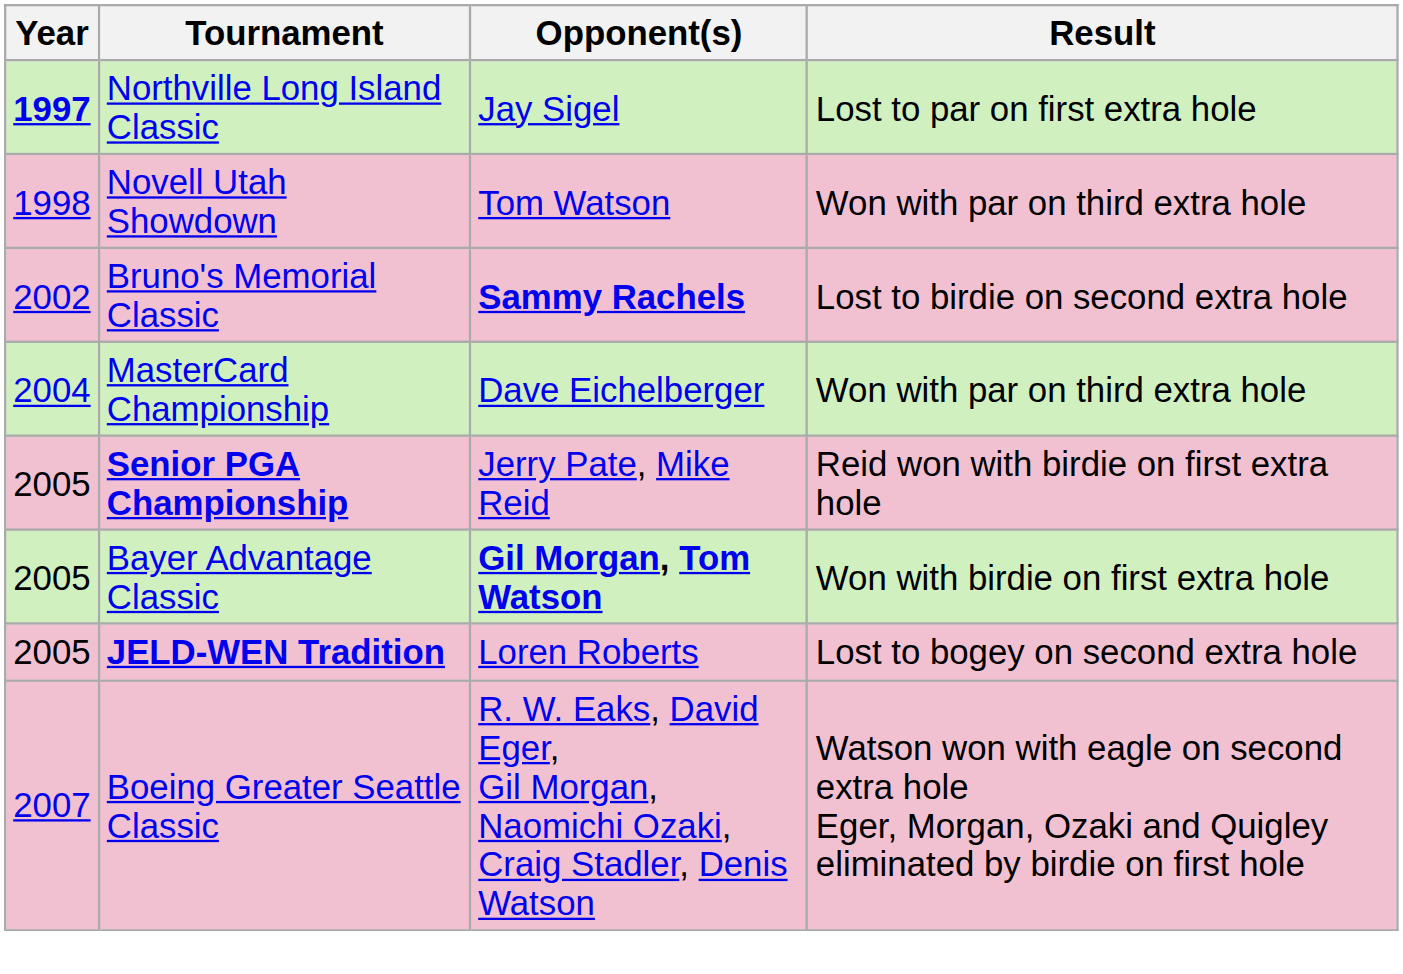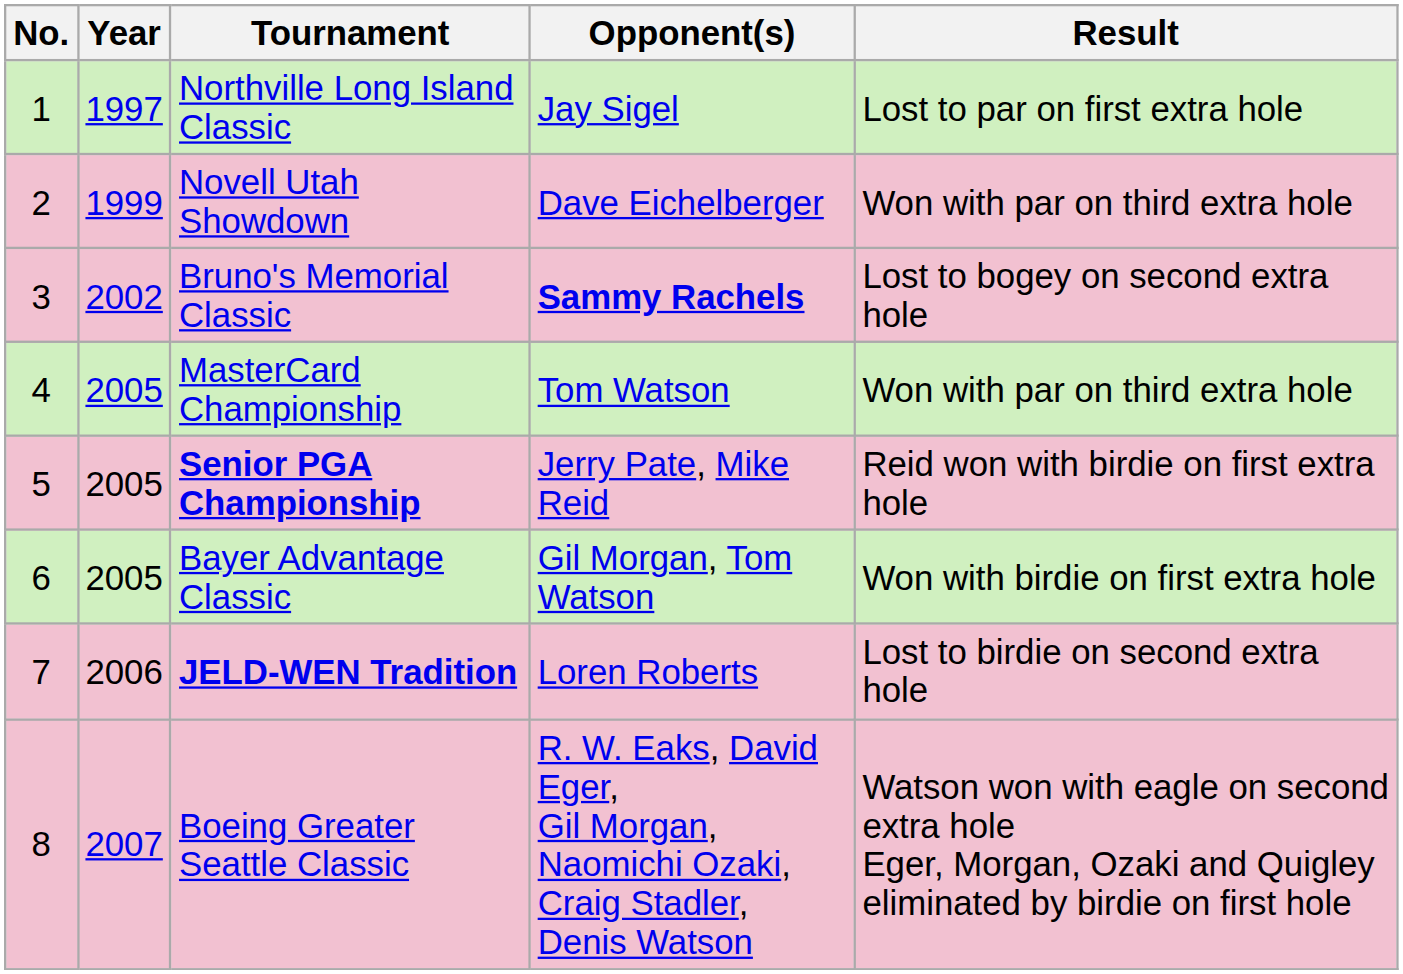+ column: (41, 33)
(52, 107) bold -> (124, 107) normal
(52, 201) 1998 -> (124, 201) 1999
(574, 201) Tom Watson -> (681, 201) Dave Eichelberger
(1082, 296) Lost to birdie on second extra hole -> (1095, 296) Lost to bogey on second extra hole
(52, 390) 2004 -> (124, 390) 2005
(621, 390) Dave Eichelberger -> (634, 390) Tom Watson
(614, 578) bold -> (665, 578) normal
(52, 652) 2005 -> (124, 672) 2006
(1087, 652) Lost to bogey on second extra hole -> (1091, 672) Lost to birdie on second extra hole
